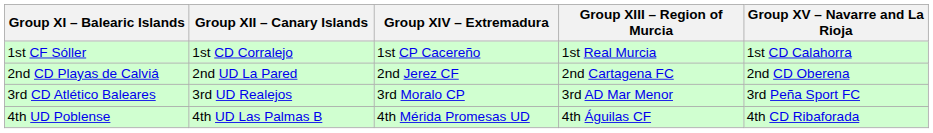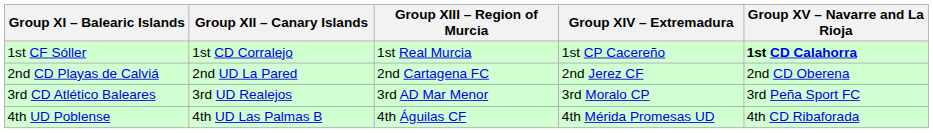columns swapped: (651, 22) <-> (466, 22)
(799, 52) normal -> (802, 52) bold
